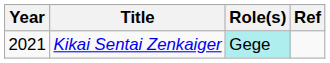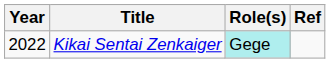(27, 44) 2021 -> (27, 44) 2022
